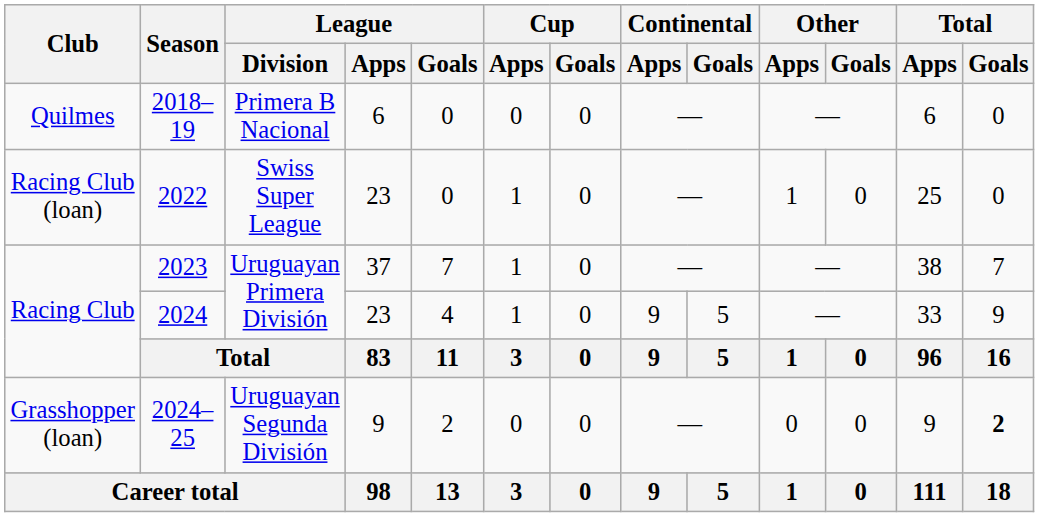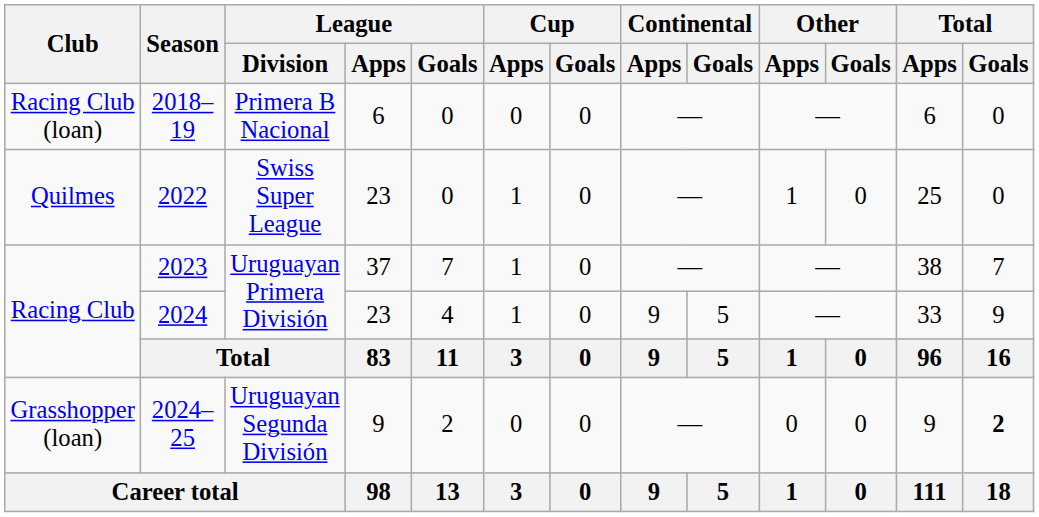(73, 116) Quilmes -> (73, 116) Racing Club (loan)
(73, 196) Racing Club (loan) -> (73, 196) Quilmes
